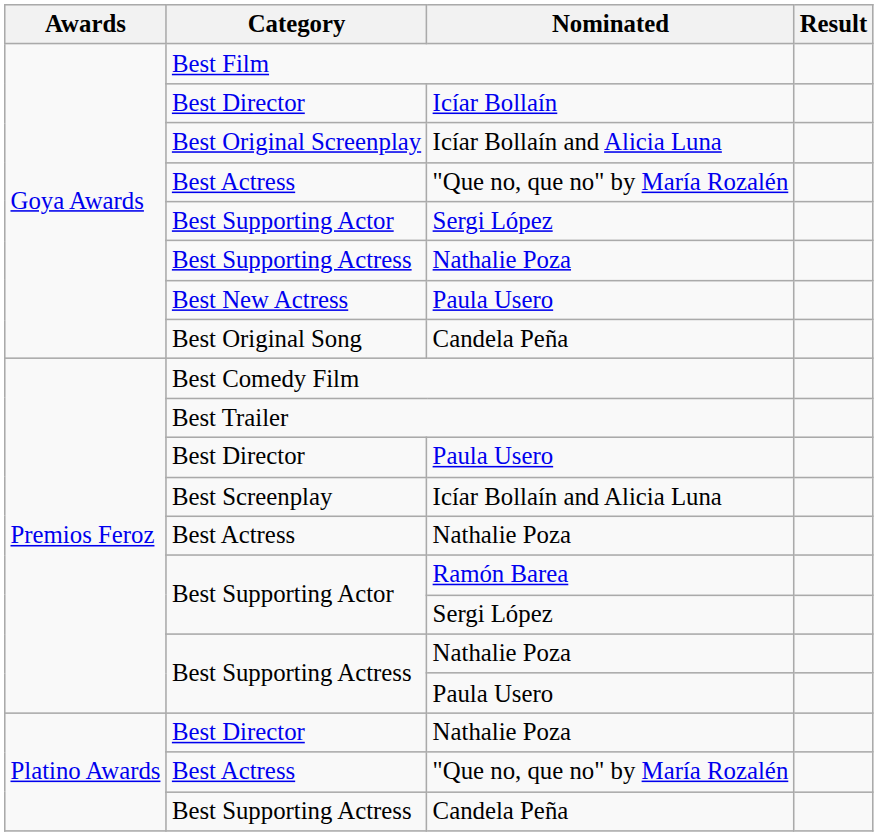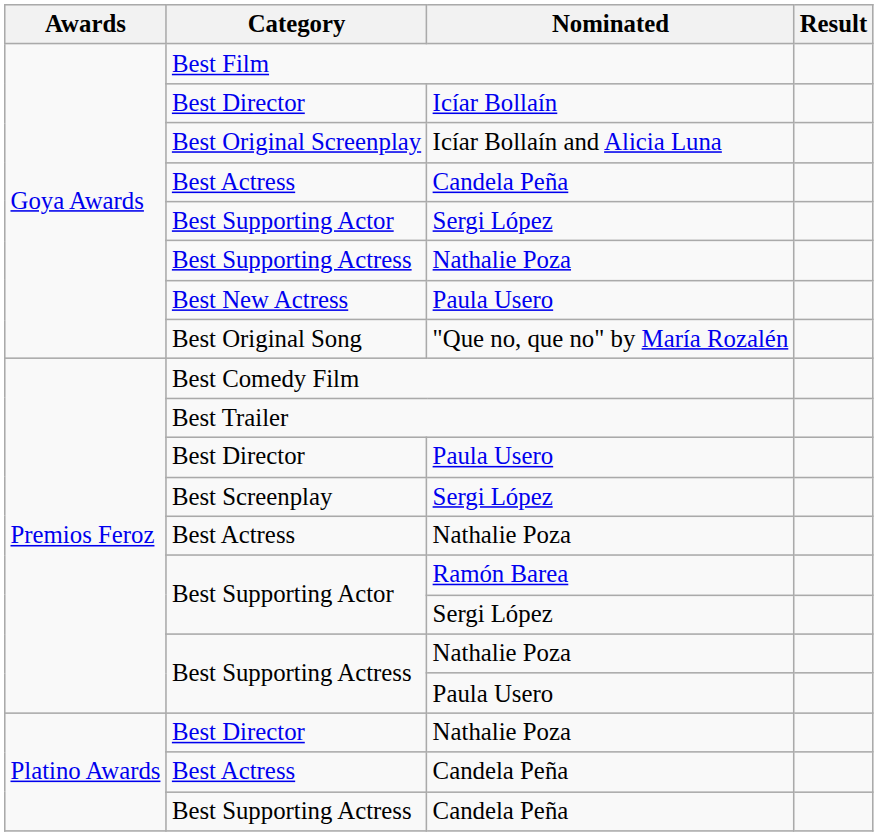(610, 181) "Que no, que no" by María Rozalén -> (500, 181) Candela Peña
(500, 338) Candela Peña -> (610, 338) "Que no, que no" by María Rozalén
(577, 496) Icíar Bollaín and Alicia Luna -> (493, 496) Sergi López
(610, 771) "Que no, que no" by María Rozalén -> (500, 771) Candela Peña
